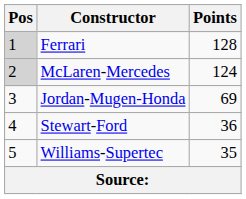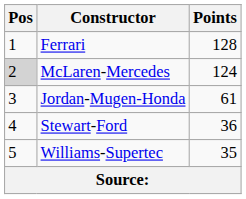(12, 45) lightgrey background -> (12, 45) no background
(229, 99) 69 -> (229, 99) 61
